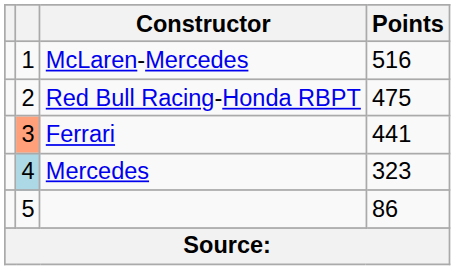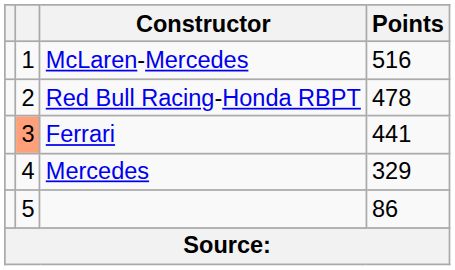(392, 97) 475 -> (392, 97) 478
(28, 171) lightblue background -> (28, 171) no background
(392, 171) 323 -> (392, 171) 329
